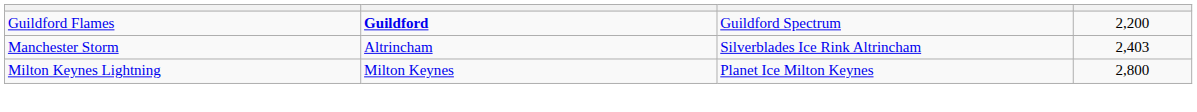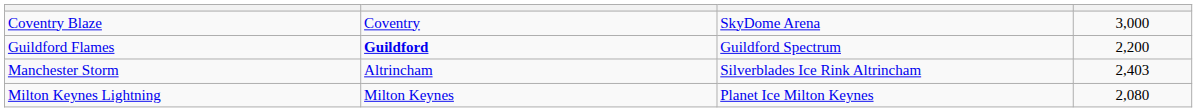+ row: (55, 23)
(1132, 71) 2,800 -> (1132, 94) 2,080
